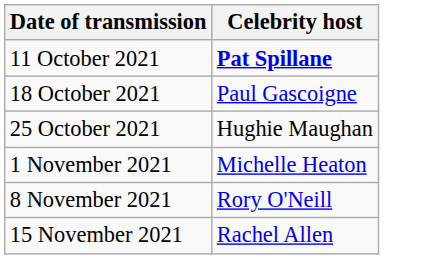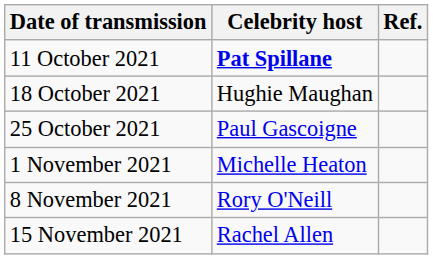+ column: (403, 22)
(287, 93) Paul Gascoigne -> (295, 93) Hughie Maughan
(295, 128) Hughie Maughan -> (287, 128) Paul Gascoigne
